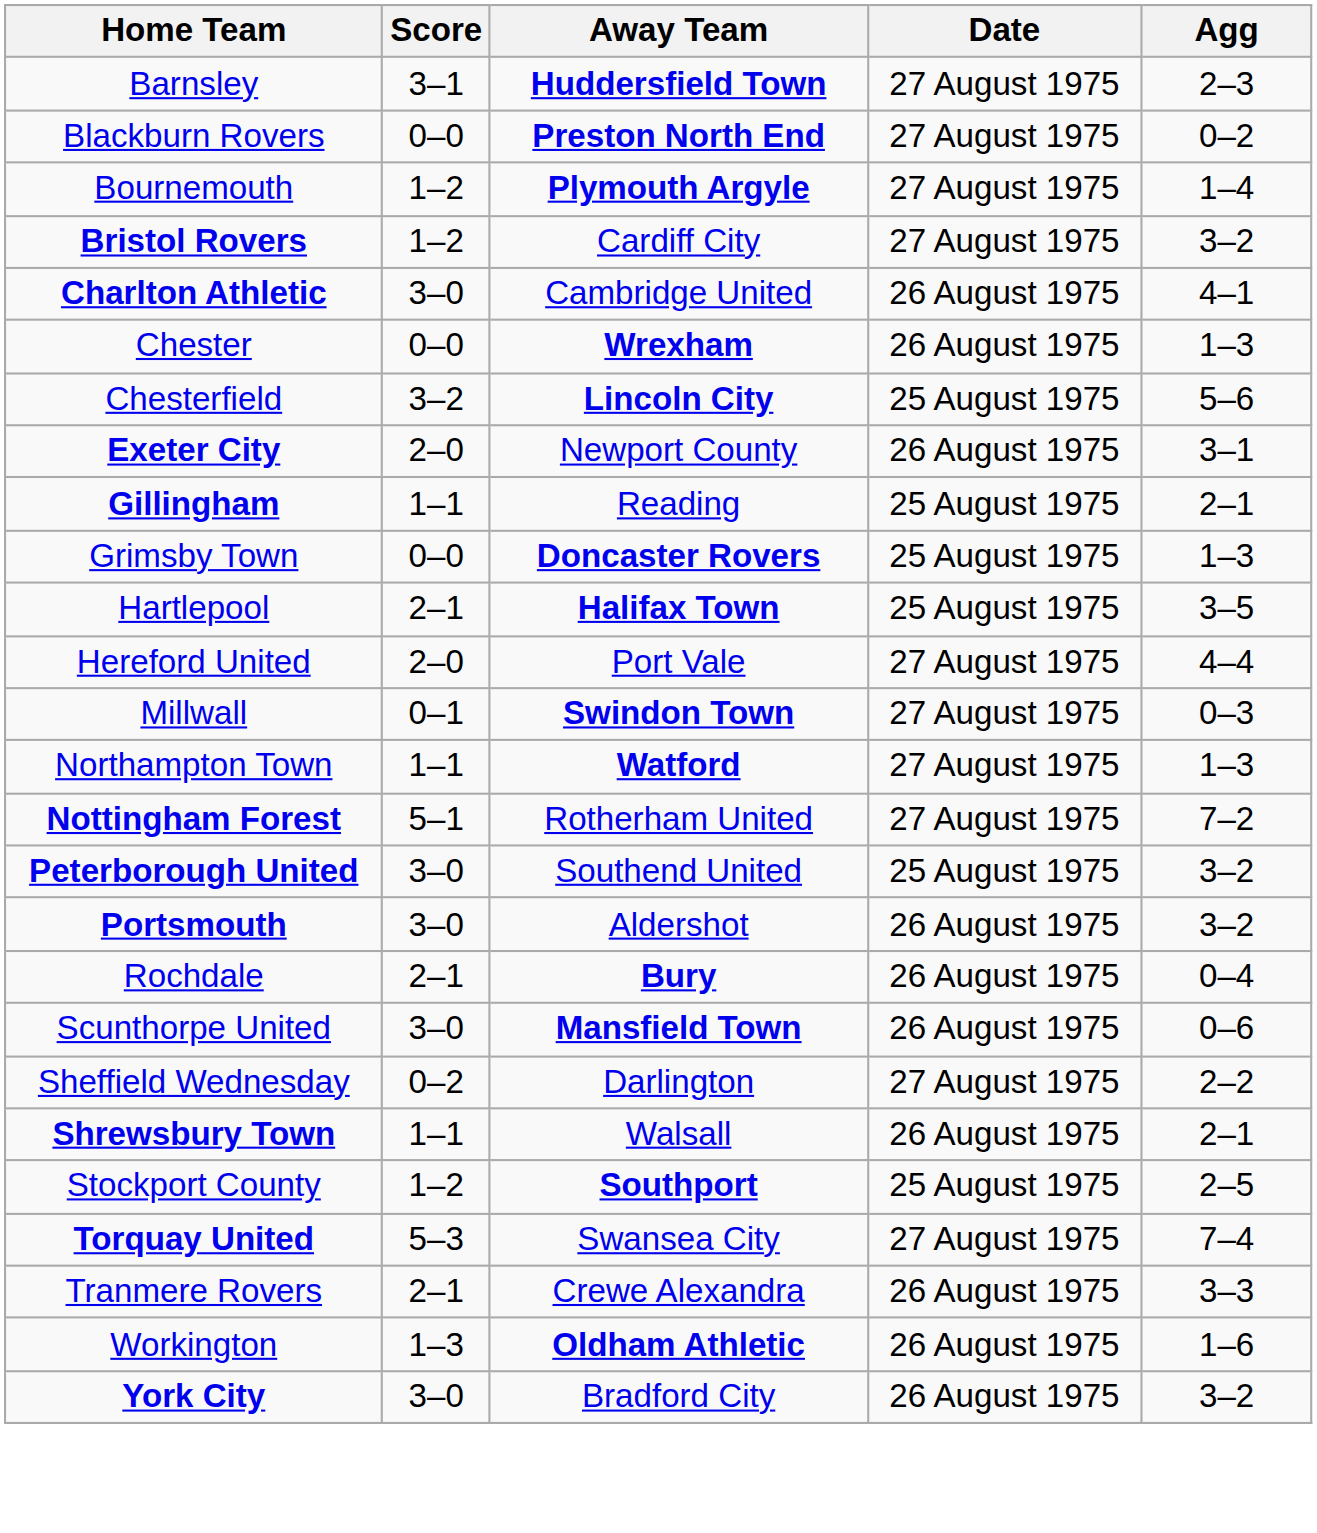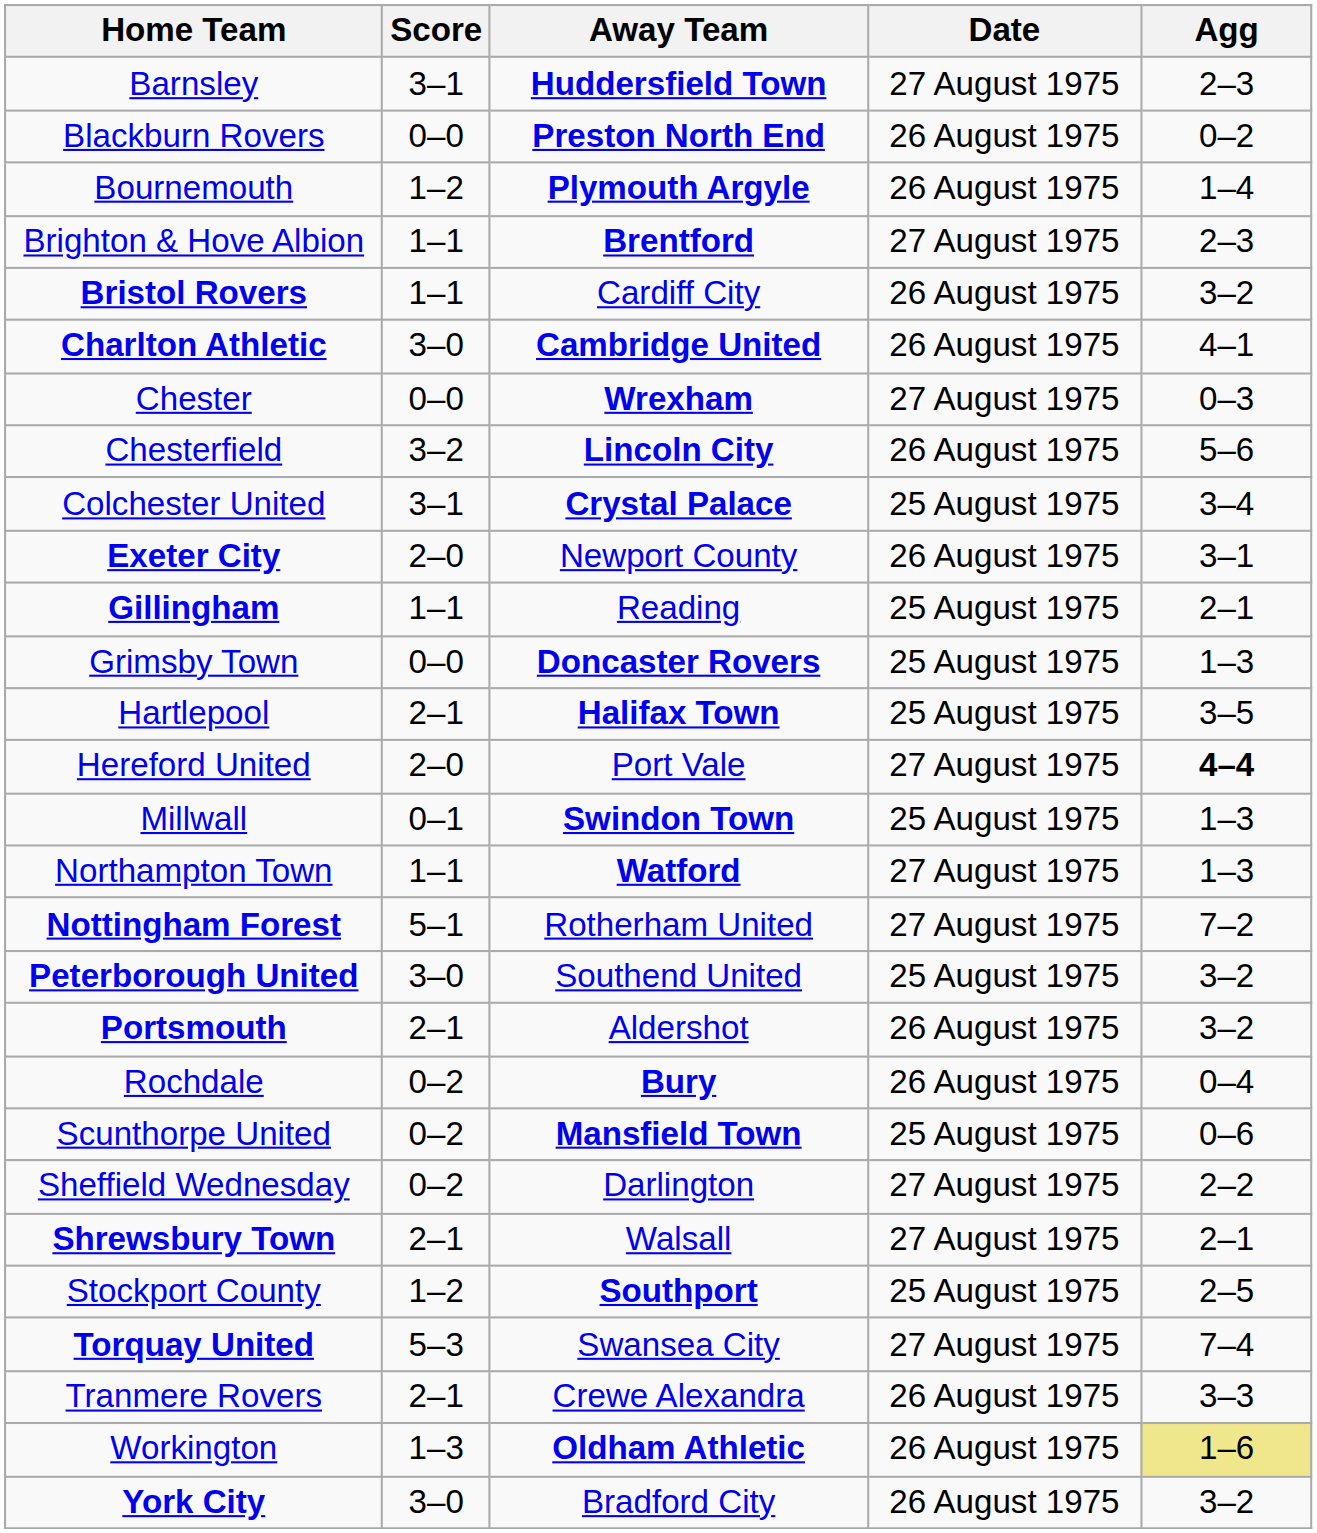(1004, 135) 27 August 1975 -> (1004, 135) 26 August 1975
(1004, 188) 27 August 1975 -> (1004, 188) 26 August 1975
+ row: (194, 240)
(436, 240) 1–2 -> (436, 293) 1–1
(1004, 240) 27 August 1975 -> (1004, 293) 26 August 1975
(679, 293) normal -> (679, 345) bold
(1004, 345) 26 August 1975 -> (1004, 398) 27 August 1975
(1227, 345) 1–3 -> (1227, 398) 0–3
(1004, 398) 25 August 1975 -> (1004, 450) 26 August 1975
+ row: (194, 503)
(1227, 661) normal -> (1227, 766) bold
(1004, 713) 27 August 1975 -> (1004, 818) 25 August 1975
(1227, 713) 0–3 -> (1227, 818) 1–3
(436, 923) 3–0 -> (436, 1028) 2–1
(436, 976) 2–1 -> (436, 1081) 0–2
(436, 1028) 3–0 -> (436, 1133) 0–2
(1004, 1028) 26 August 1975 -> (1004, 1133) 25 August 1975
(436, 1133) 1–1 -> (436, 1238) 2–1
(1004, 1133) 26 August 1975 -> (1004, 1238) 27 August 1975
(1227, 1343) no background -> (1227, 1448) khaki background
